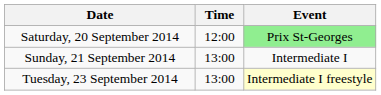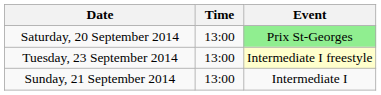(220, 36) 12:00 -> (220, 36) 13:00
rows swapped: (100, 57) <-> (100, 79)
